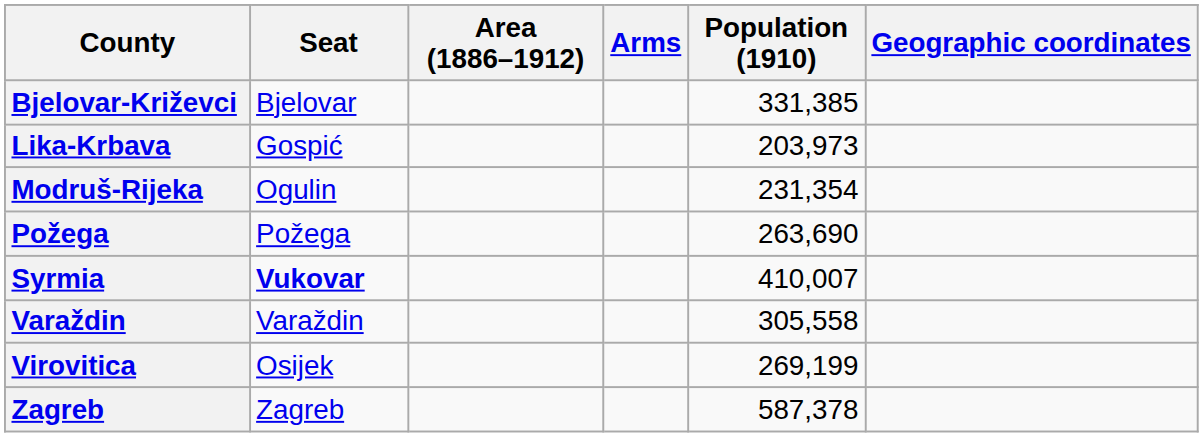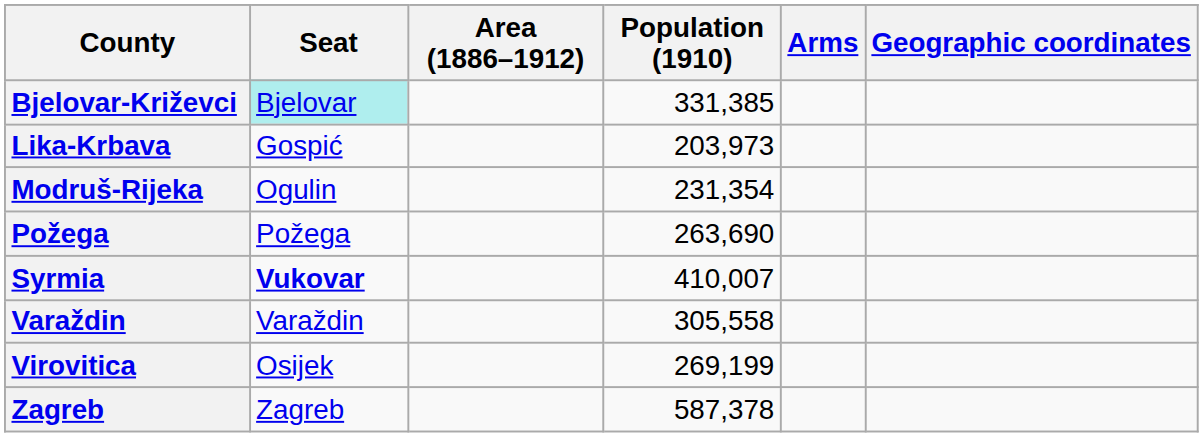columns swapped: (776, 43) <-> (646, 43)
(306, 102) no background -> (306, 102) paleturquoise background
